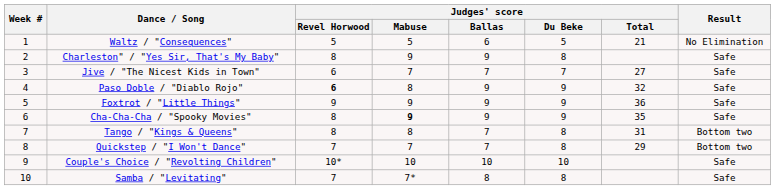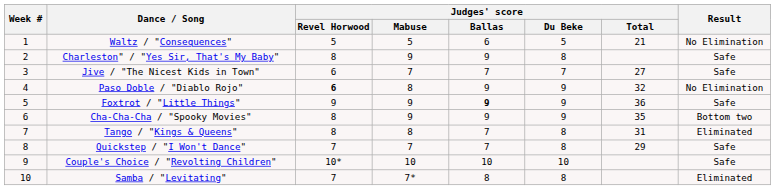(725, 87) Safe -> (725, 87) No Elimination
(487, 102) normal -> (487, 102) bold
(410, 117) bold -> (410, 117) normal
(725, 117) Safe -> (725, 117) Bottom two
(725, 132) Bottom two -> (725, 132) Eliminated
(725, 147) Bottom two -> (725, 147) Safe
(725, 177) Safe -> (725, 177) Eliminated
